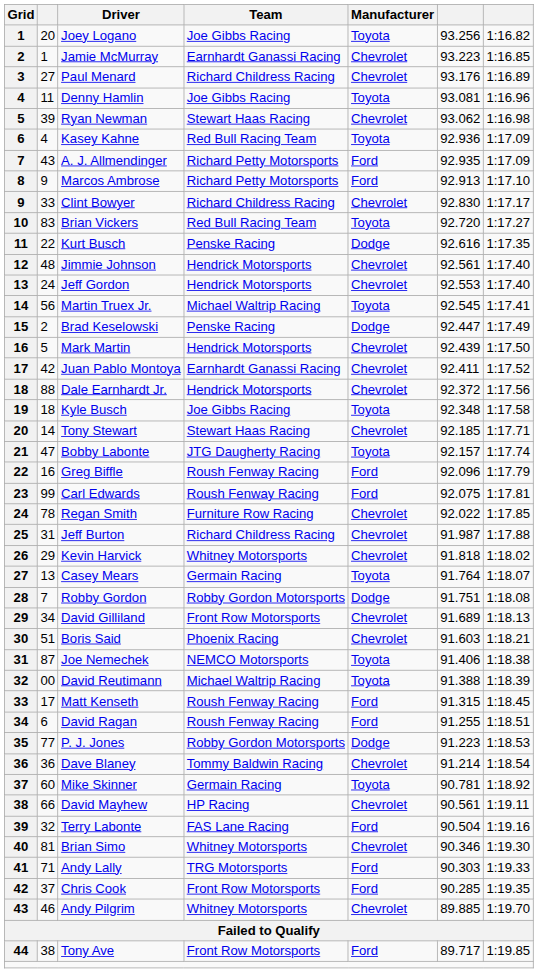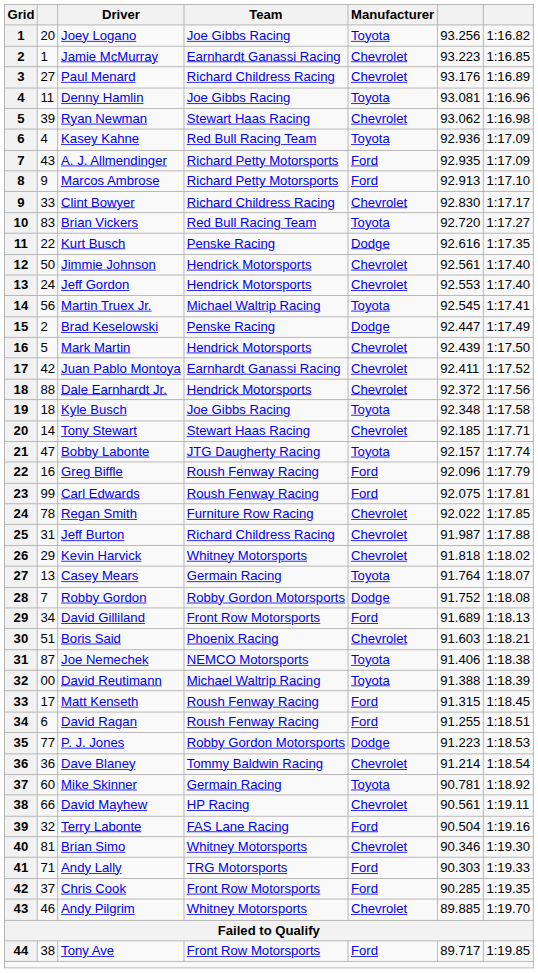(48, 264) 48 -> (48, 264) 50
(460, 597) 91.751 -> (460, 597) 91.752
(379, 618) Chevrolet -> (365, 618) Ford
